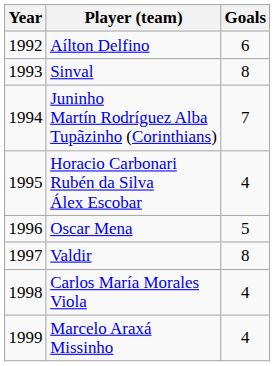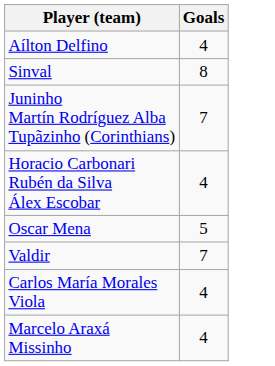- column: (25, 17)
(245, 44) 6 -> (204, 44) 4
(245, 255) 8 -> (204, 255) 7
